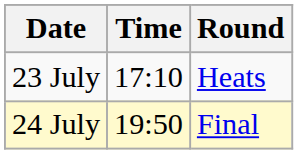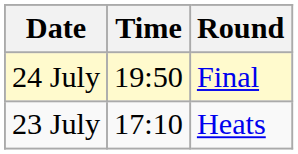rows swapped: (56, 76) <-> (56, 124)
